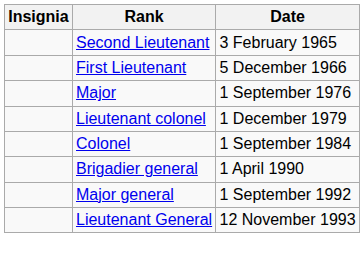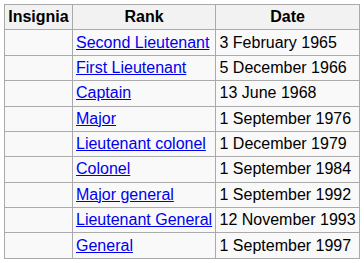+ row: (104, 93)
- row: (137, 169)
+ row: (104, 245)
